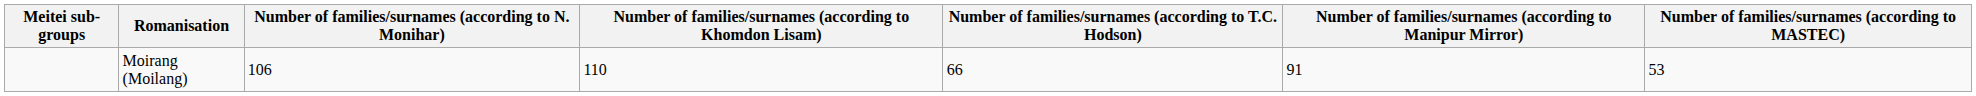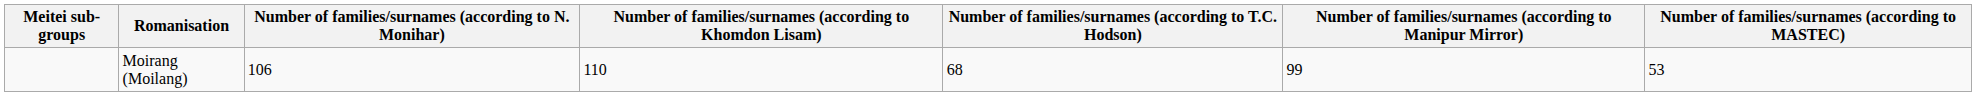(955, 69) 66 -> (955, 69) 68
(1294, 69) 91 -> (1294, 69) 99
